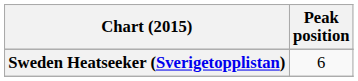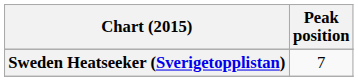(321, 62) 6 -> (321, 62) 7
